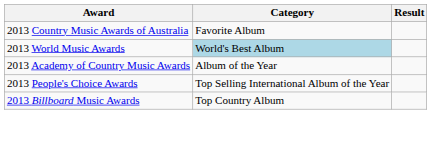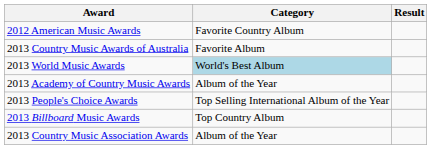+ row: (74, 30)
+ row: (97, 135)
